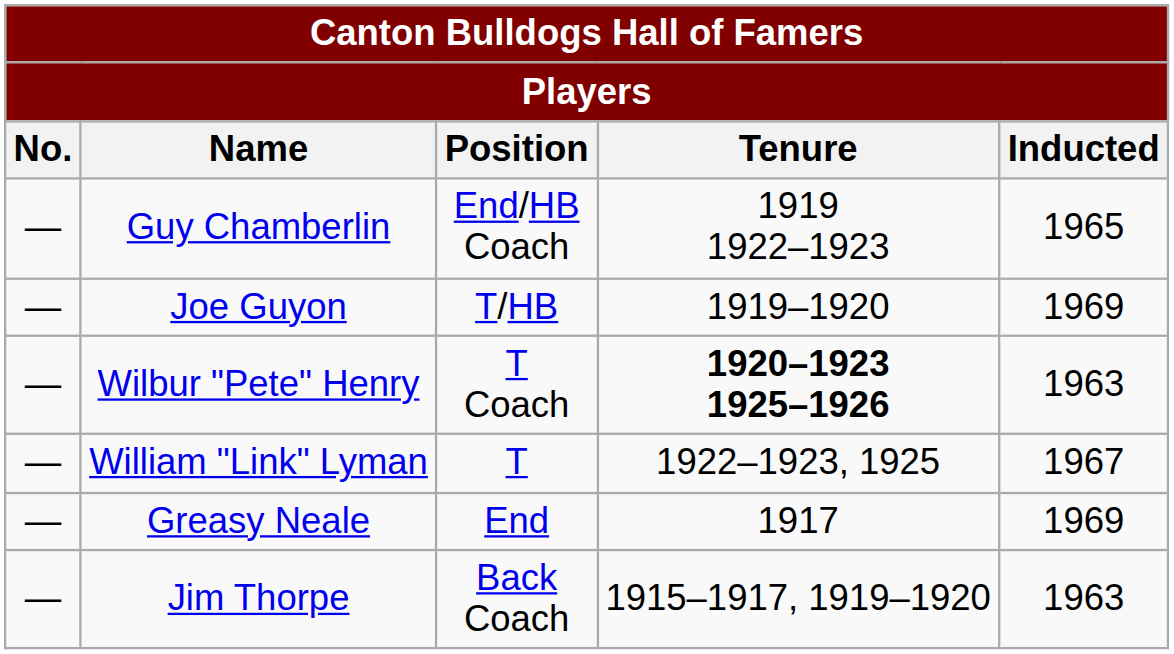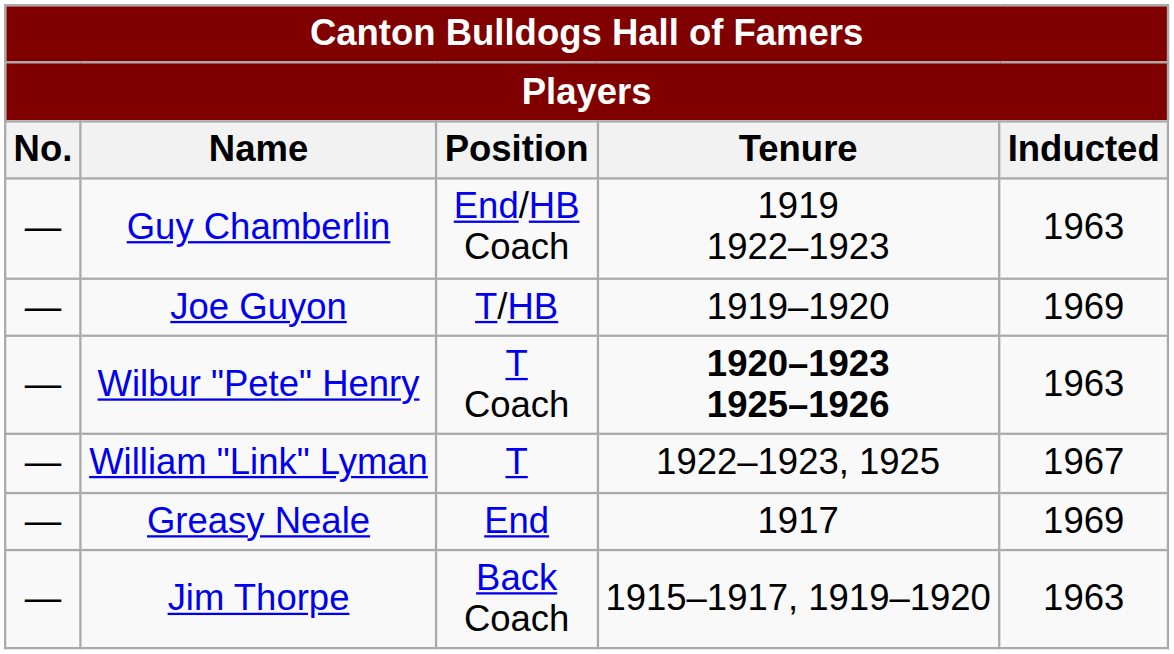(1084, 227) 1965 -> (1084, 227) 1963
